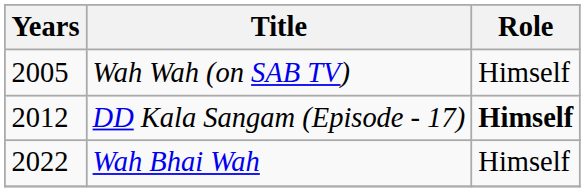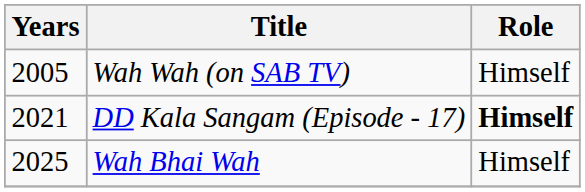(40, 117) 2012 -> (40, 117) 2021
(40, 162) 2022 -> (40, 162) 2025
